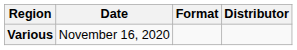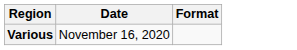- column: (257, 14)
